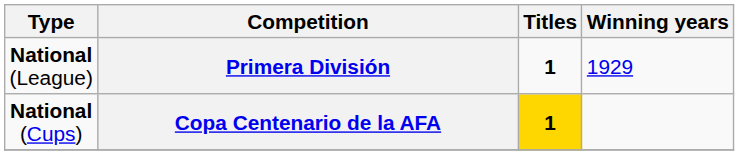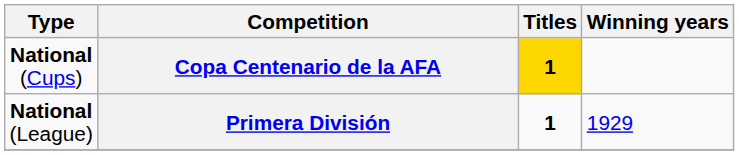rows swapped: (308, 66) <-> (308, 122)
